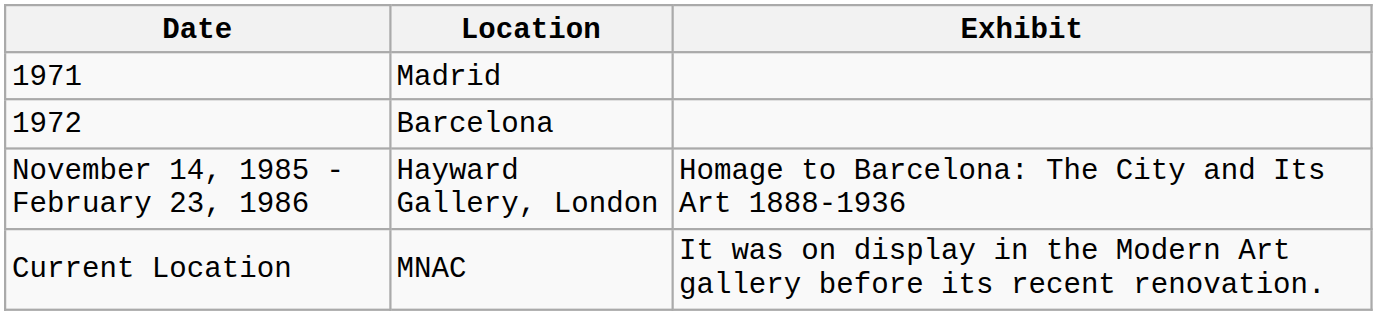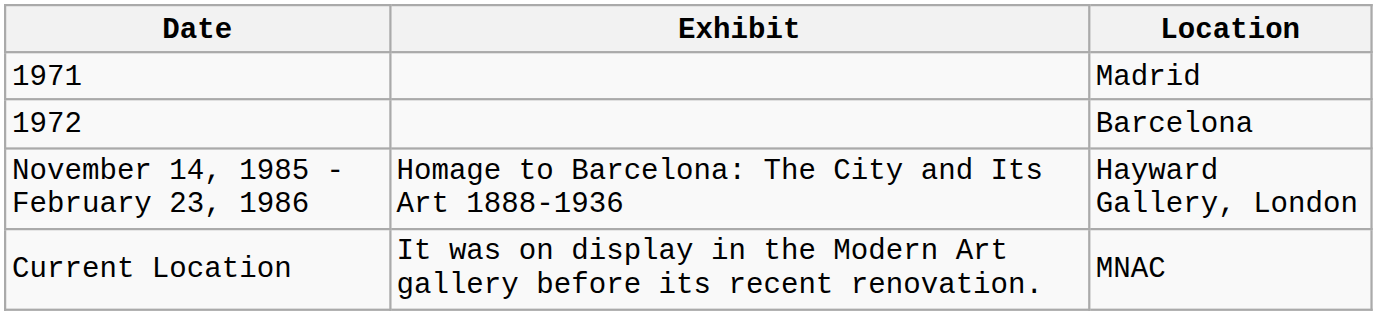columns swapped: (531, 29) <-> (1022, 29)
